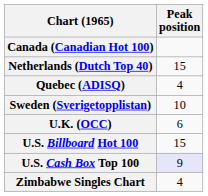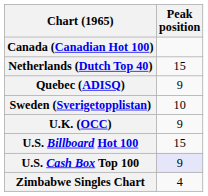(180, 85) 4 -> (180, 85) 9
(180, 124) 6 -> (180, 124) 9
